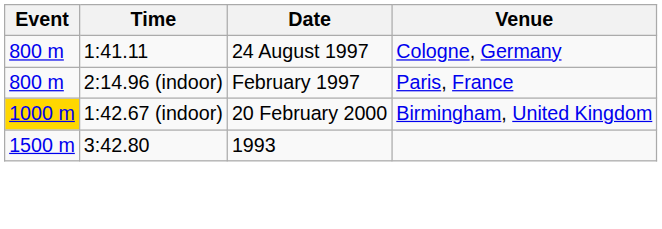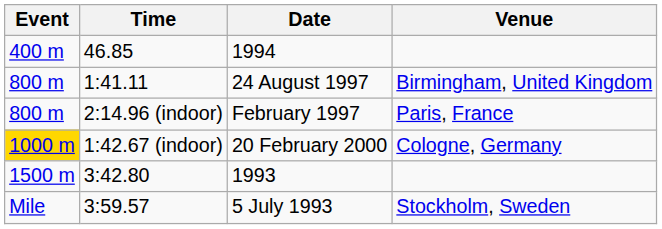+ row: (254, 51)
(479, 51) Cologne, Germany -> (524, 82) Birmingham, United Kingdom
(524, 113) Birmingham, United Kingdom -> (479, 144) Cologne, Germany
+ row: (282, 207)
